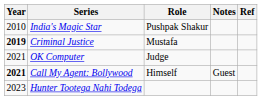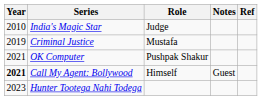(177, 27) Pushpak Shakur -> (157, 27) Judge
(16, 42) bold -> (16, 42) normal
(157, 57) Judge -> (177, 57) Pushpak Shakur
